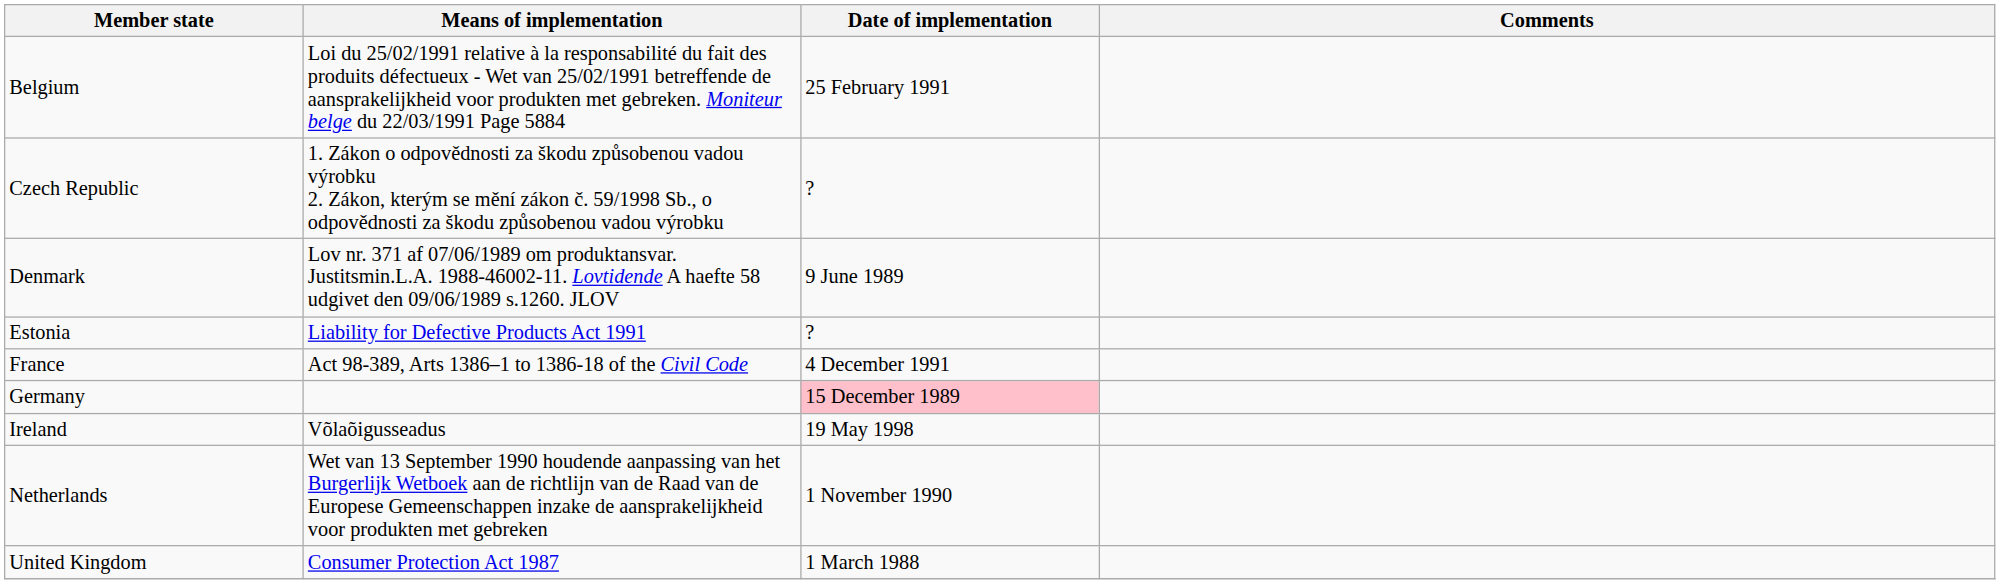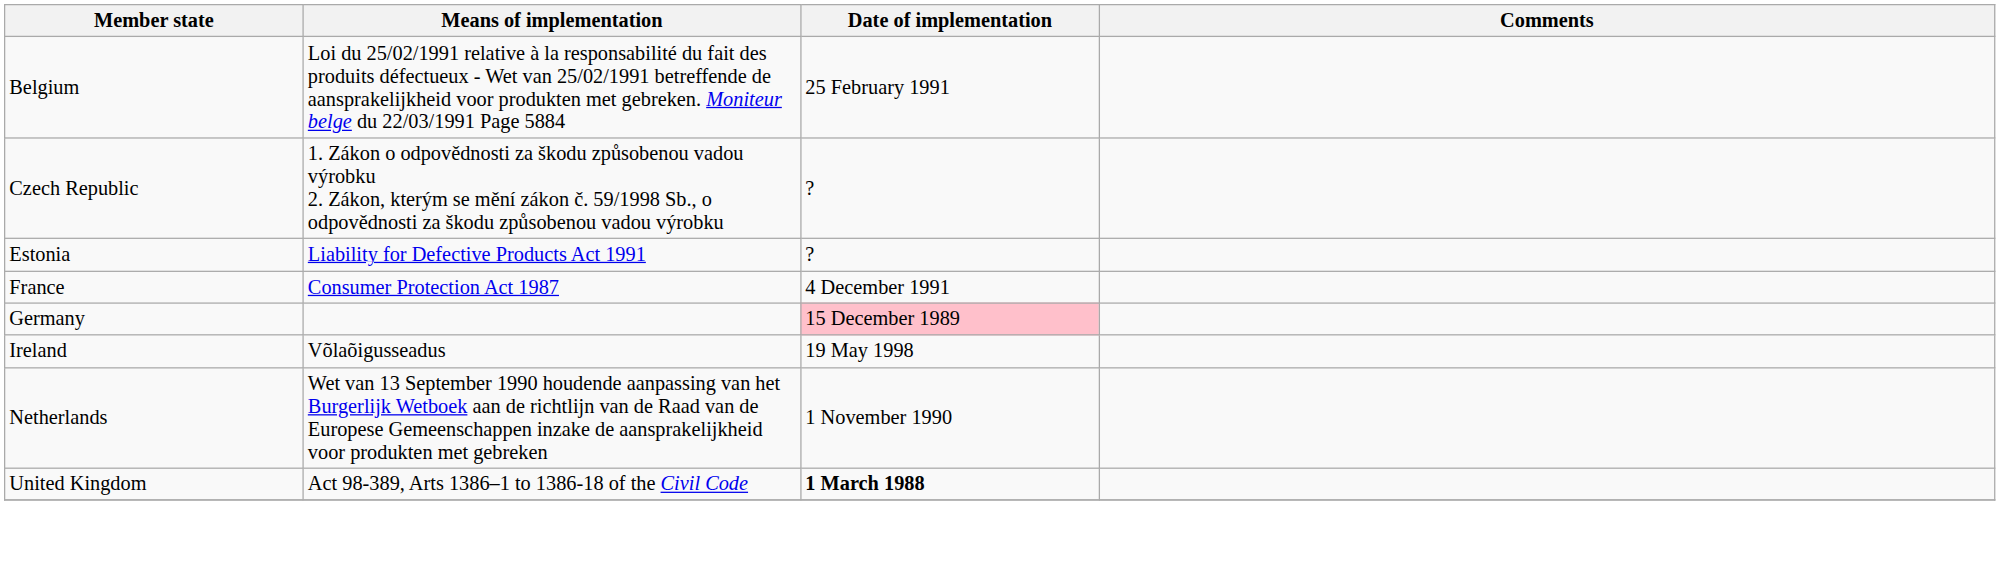- row: (47, 277)
(528, 364) Act 98-389, Arts 1386–1 to 1386-18 of the Civil Code -> (433, 286) Consumer Protection Act 1987
(433, 562) Consumer Protection Act 1987 -> (528, 484) Act 98-389, Arts 1386–1 to 1386-18 of the Civil Code
(862, 562) normal -> (865, 484) bold
